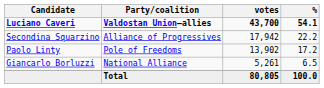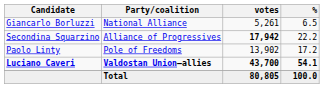rows swapped: (41, 24) <-> (50, 64)
(264, 38) normal -> (264, 38) bold
